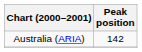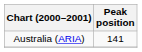(115, 39) 142 -> (115, 39) 141
